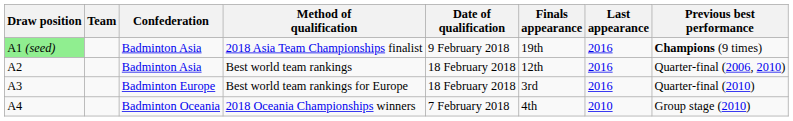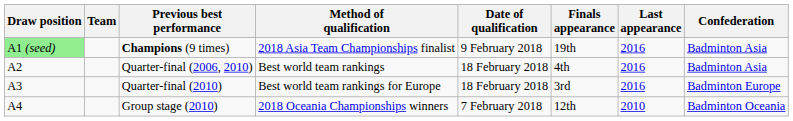columns swapped: (171, 21) <-> (720, 21)
(532, 67) 12th -> (562, 67) 4th
(529, 106) 4th -> (565, 106) 12th
